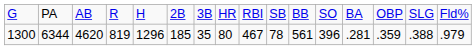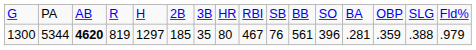(55, 34) 6344 -> (55, 34) 5344
(89, 34) normal -> (89, 34) bold
(150, 34) 1296 -> (150, 34) 1297
(276, 34) 78 -> (276, 34) 76
